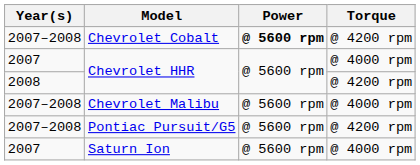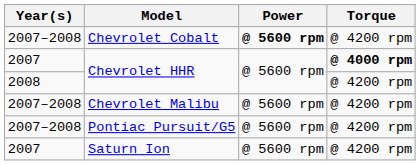(371, 60) normal -> (371, 60) bold
(371, 105) @ 4000 rpm -> (371, 105) @ 4200 rpm
(371, 149) @ 4000 rpm -> (371, 149) @ 4200 rpm
